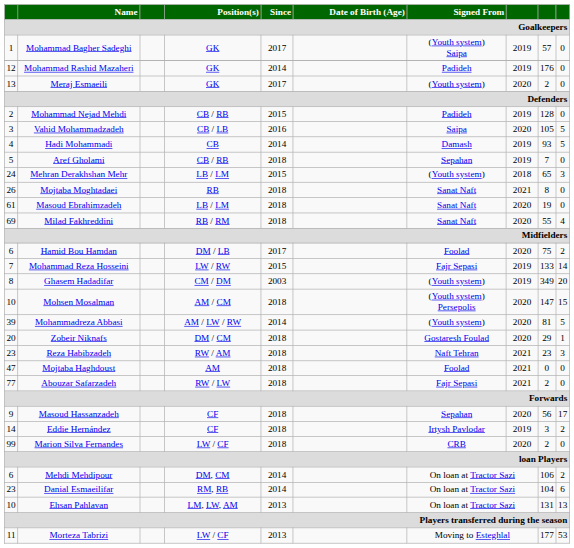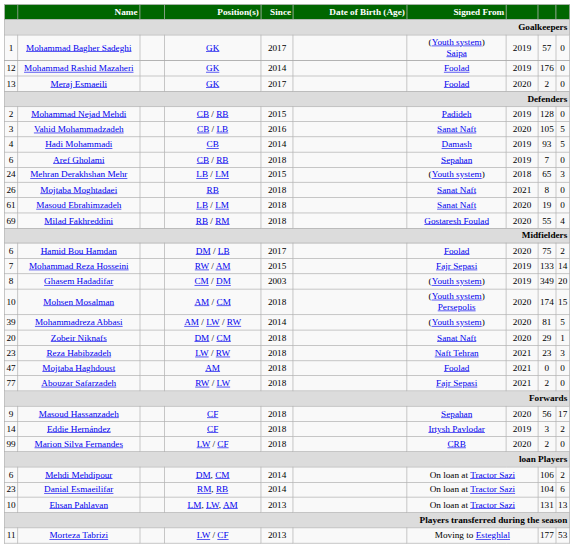(457, 68) Padideh -> (457, 68) Foolad
(457, 84) (Youth system) -> (457, 84) Foolad
(457, 129) Saipa -> (457, 129) Sanat Naft
(11, 160) 5 -> (11, 160) 6
(457, 220) Sanat Naft -> (457, 220) Gostaresh Foulad
(213, 266) LW / RW -> (213, 266) RW / AM
(547, 302) 147 -> (547, 302) 174
(457, 338) Gostaresh Foulad -> (457, 338) Sanat Naft
(213, 353) RW / AM -> (213, 353) LW / RW
